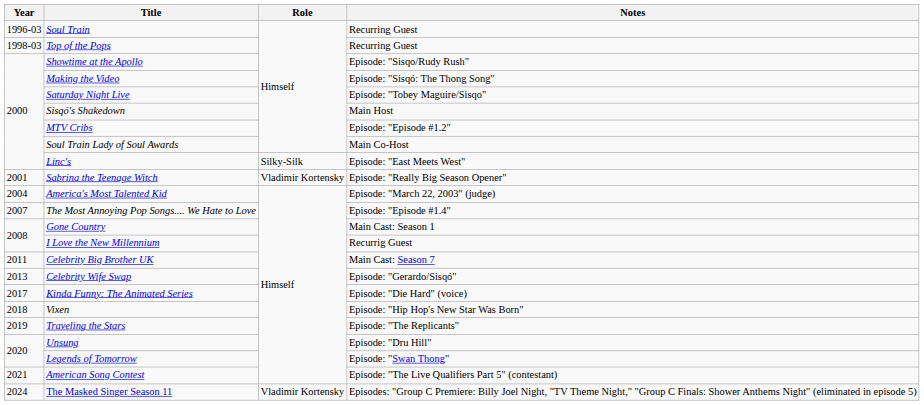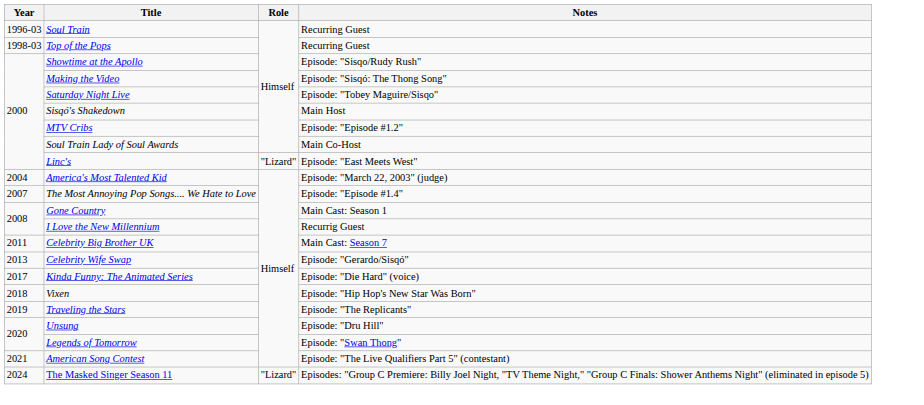(282, 161) Silky-Silk -> (279, 161) "Lizard"
- row: (102, 177)
(302, 392) Vladimir Kortensky -> (279, 375) "Lizard"
